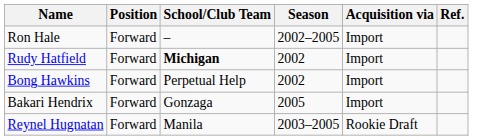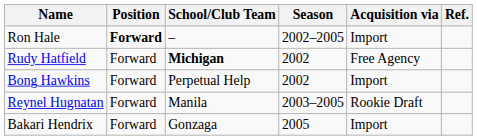(133, 37) normal -> (136, 37) bold
(364, 59) Import -> (385, 59) Free Agency
rows swapped: (50, 102) <-> (56, 124)
